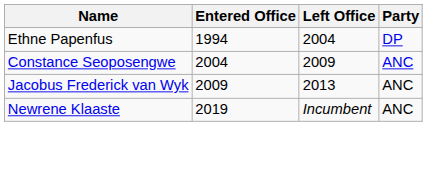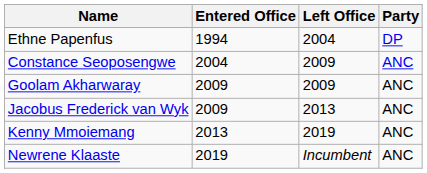+ row: (74, 86)
+ row: (71, 132)
